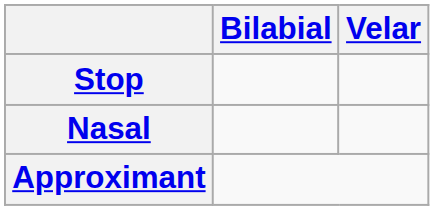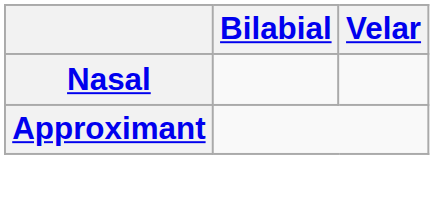- row: (109, 79)
